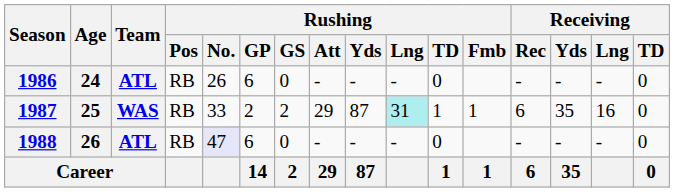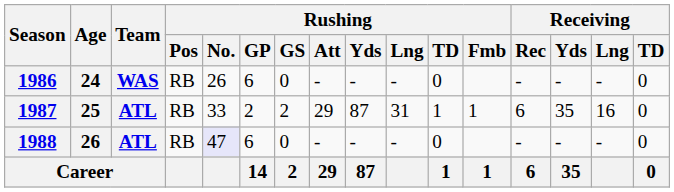(138, 80) ATL -> (138, 80) WAS
(138, 111) WAS -> (138, 111) ATL
(400, 111) paleturquoise background -> (400, 111) no background
